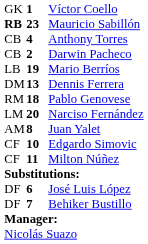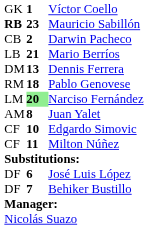- row: (88, 39)
(33, 69) 19 -> (33, 54) 21
(33, 114) no background -> (33, 99) lightgreen background
